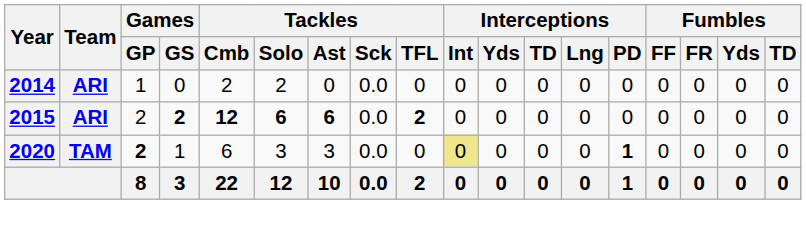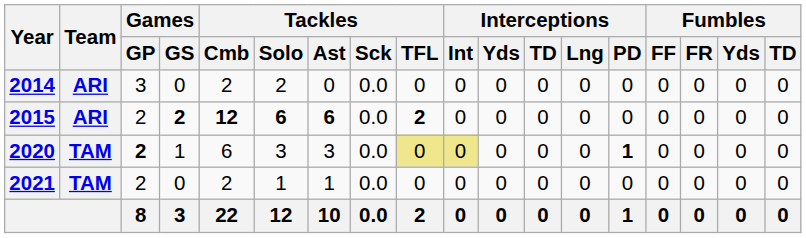(141, 85) 1 -> (141, 85) 3
(420, 150) no background -> (420, 150) khaki background
+ row: (32, 183)
